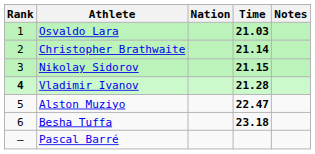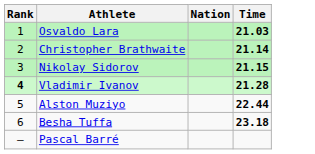- column: (291, 13)
(252, 103) 22.47 -> (252, 103) 22.44
